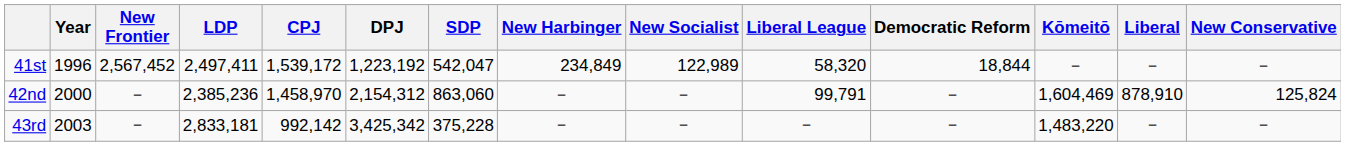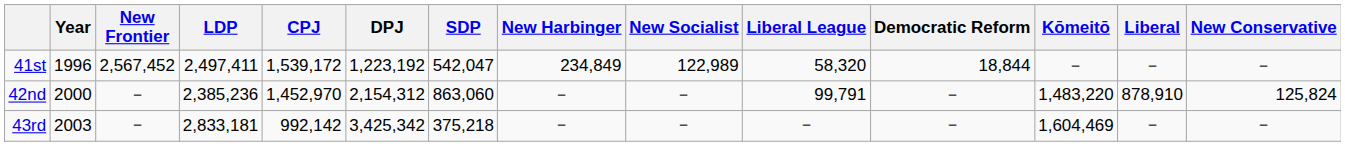(304, 95) 1,458,970 -> (304, 95) 1,452,970
(1076, 95) 1,604,469 -> (1076, 95) 1,483,220
(463, 125) 375,228 -> (463, 125) 375,218
(1076, 125) 1,483,220 -> (1076, 125) 1,604,469
